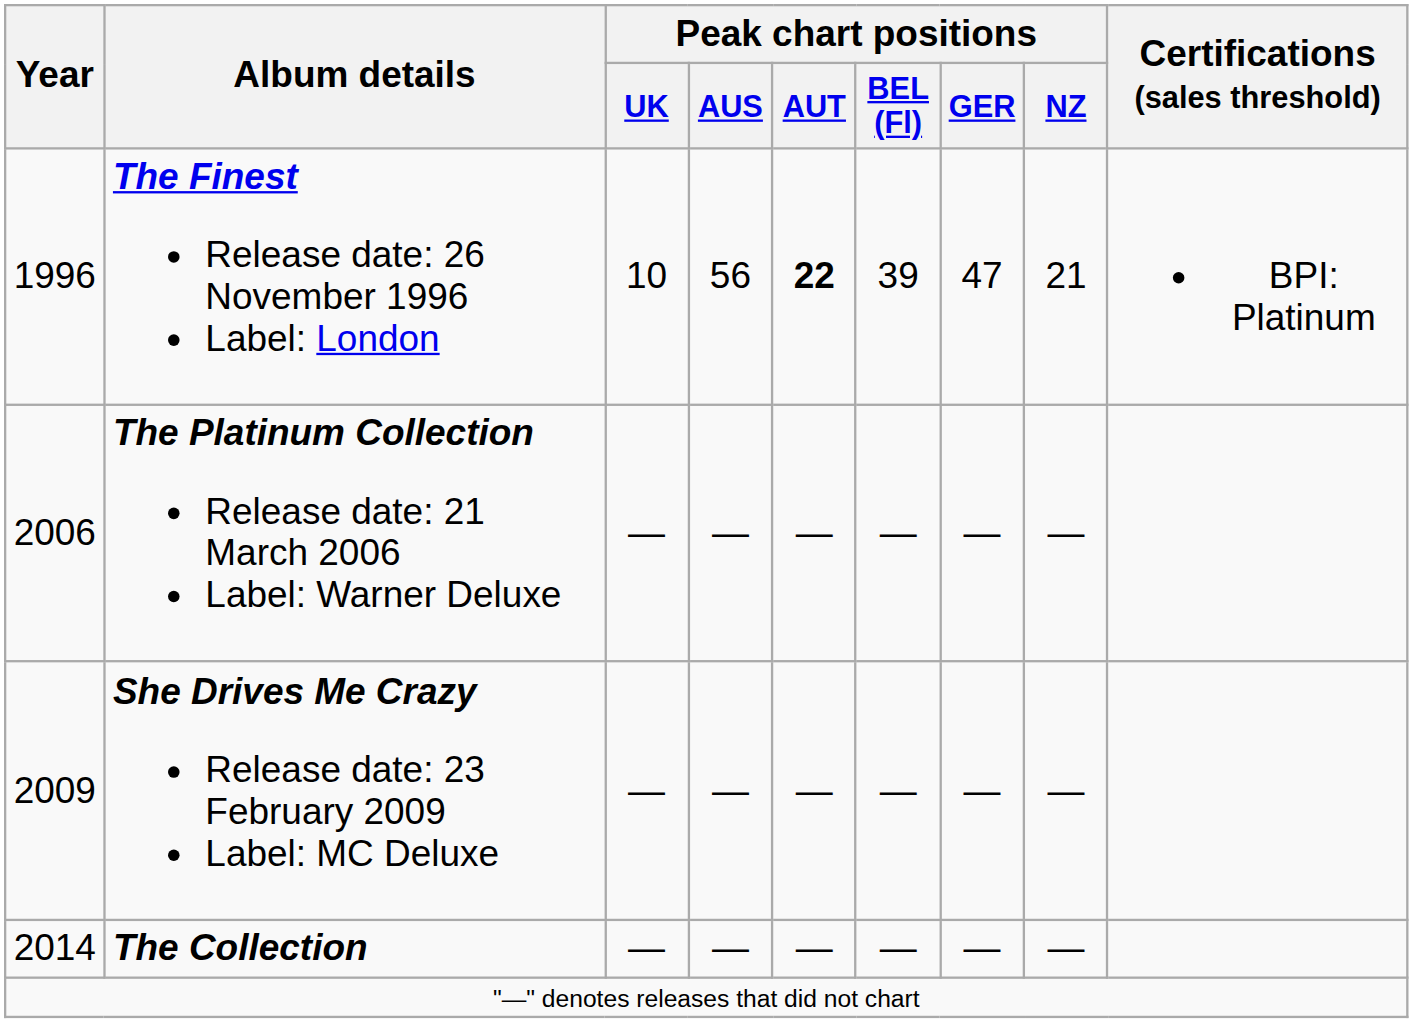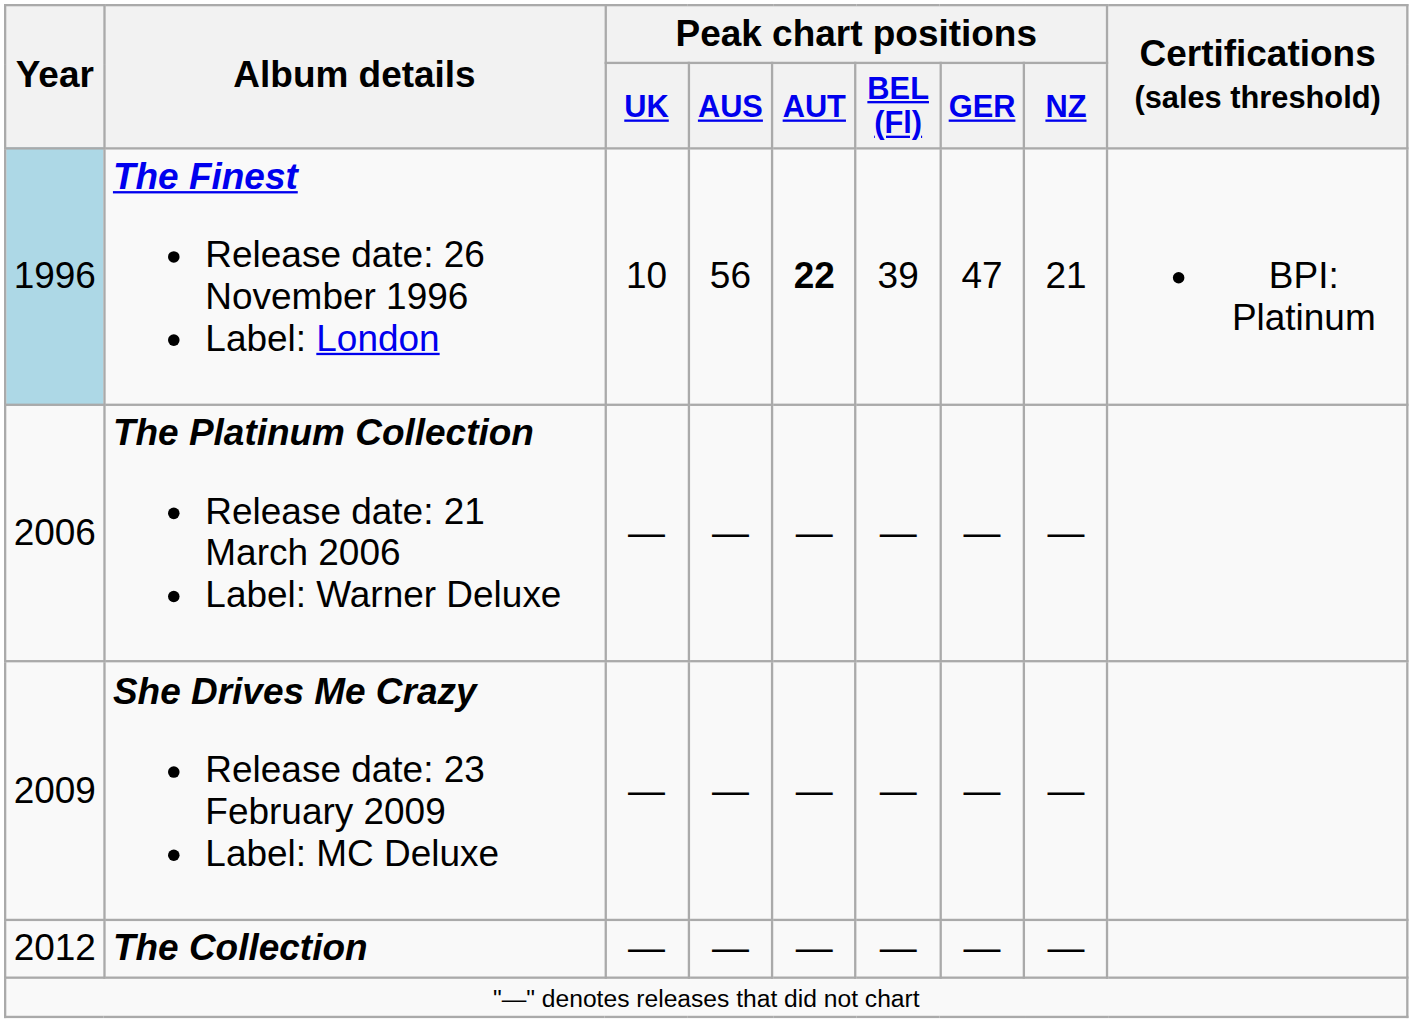(55, 275) no background -> (55, 275) lightblue background
(55, 948) 2014 -> (55, 948) 2012
